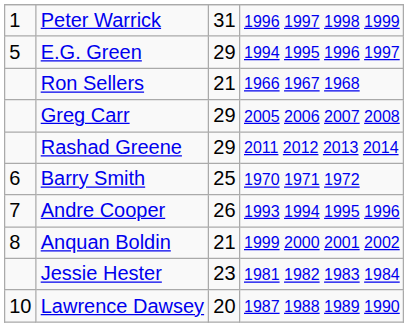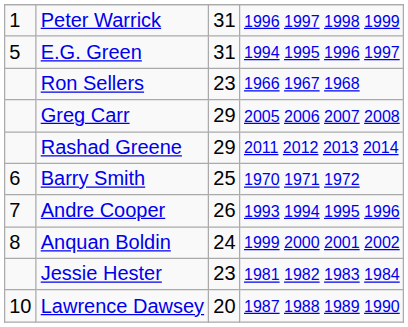(224, 52) 29 -> (224, 52) 31
(224, 83) 21 -> (224, 83) 23
(224, 242) 21 -> (224, 242) 24
